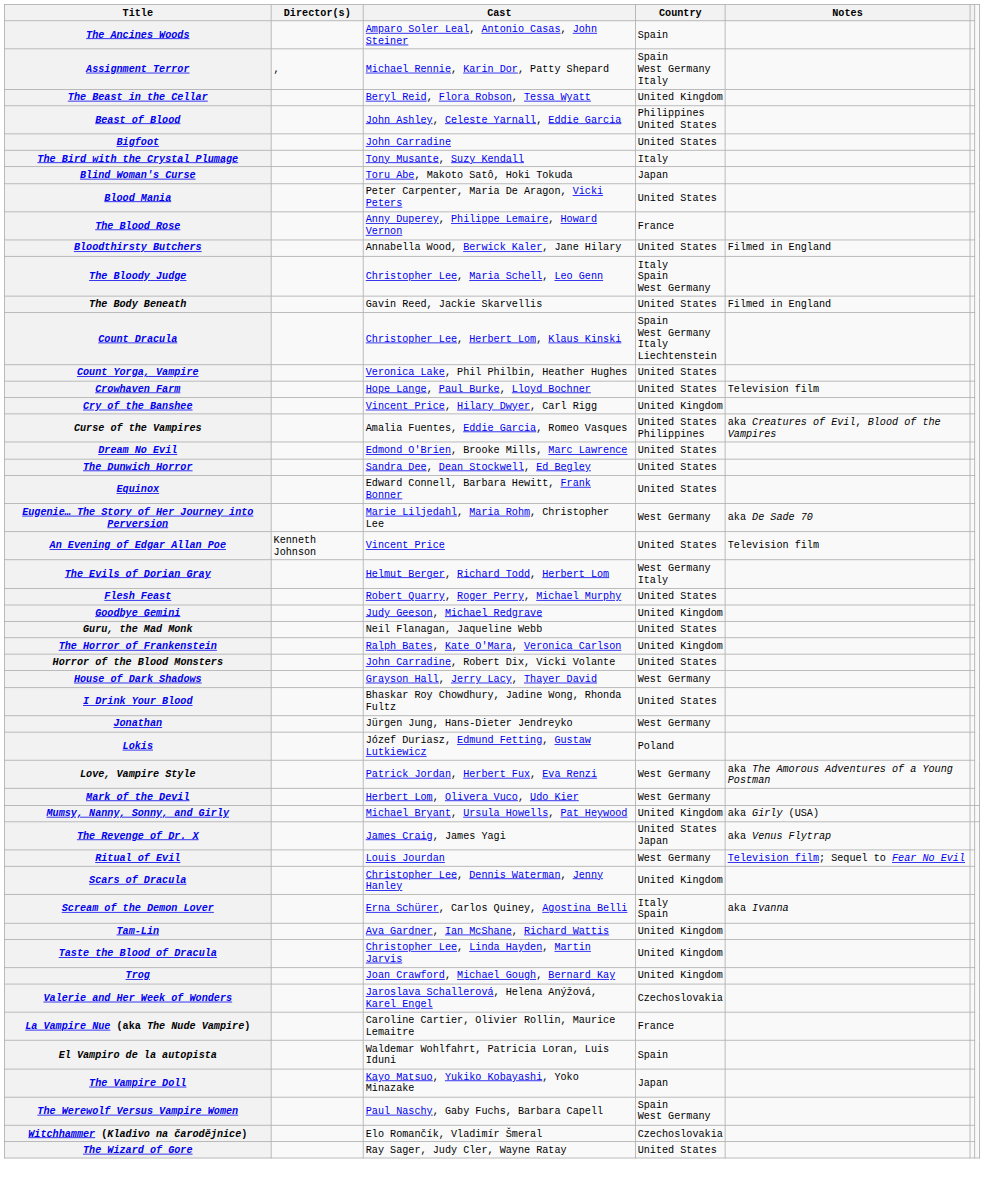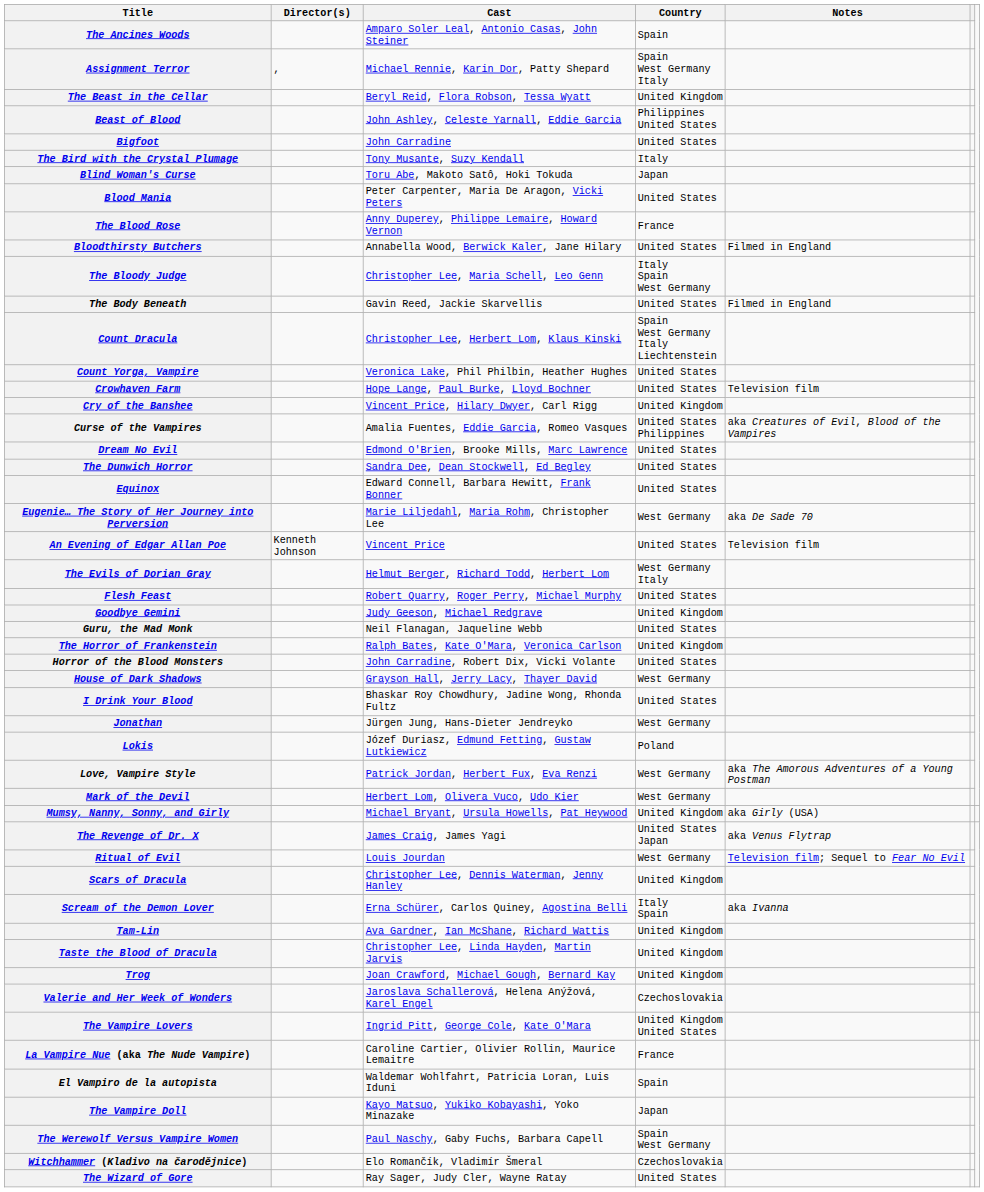+ row: (138, 1026)
